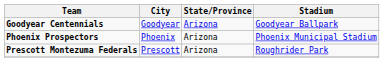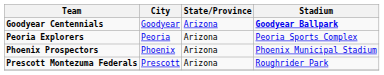(297, 24) normal -> (297, 24) bold
+ row: (45, 37)
